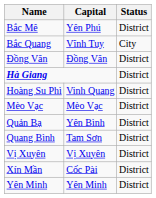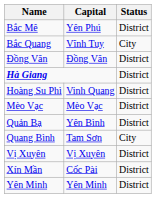(134, 138) District -> (128, 138) City
